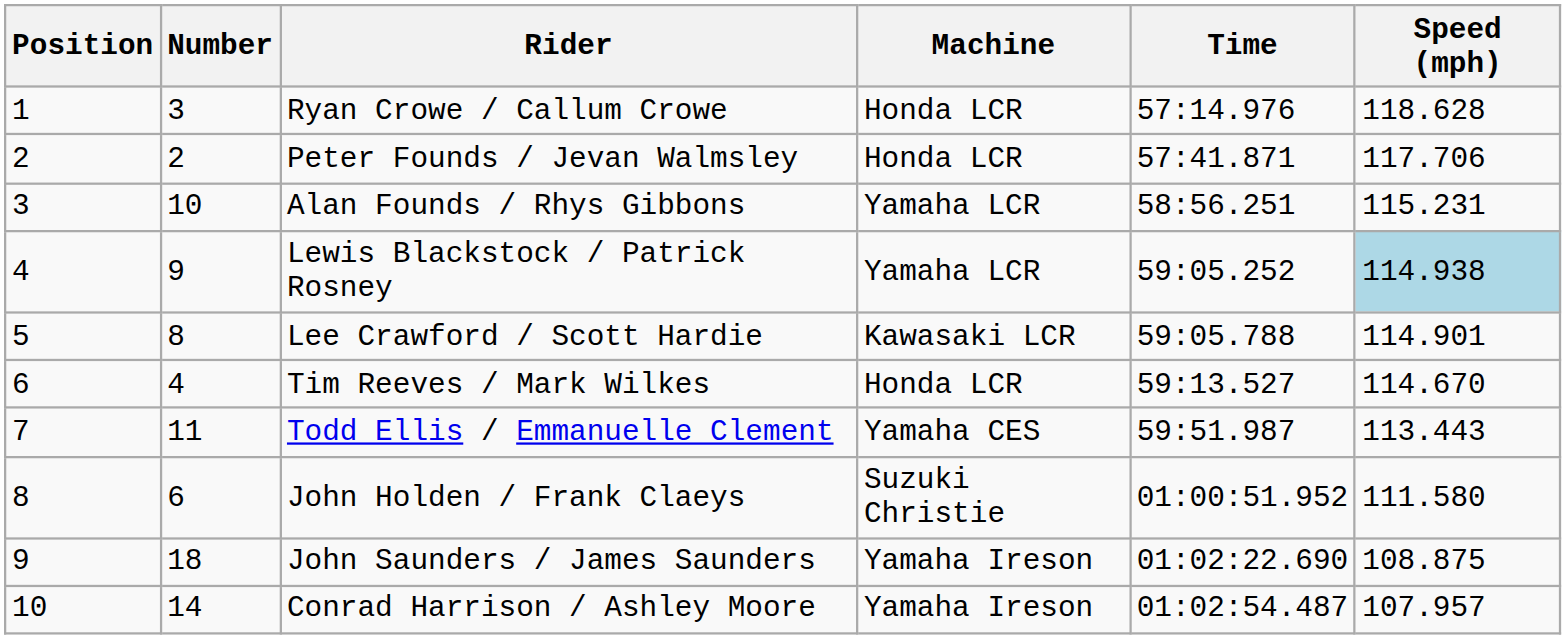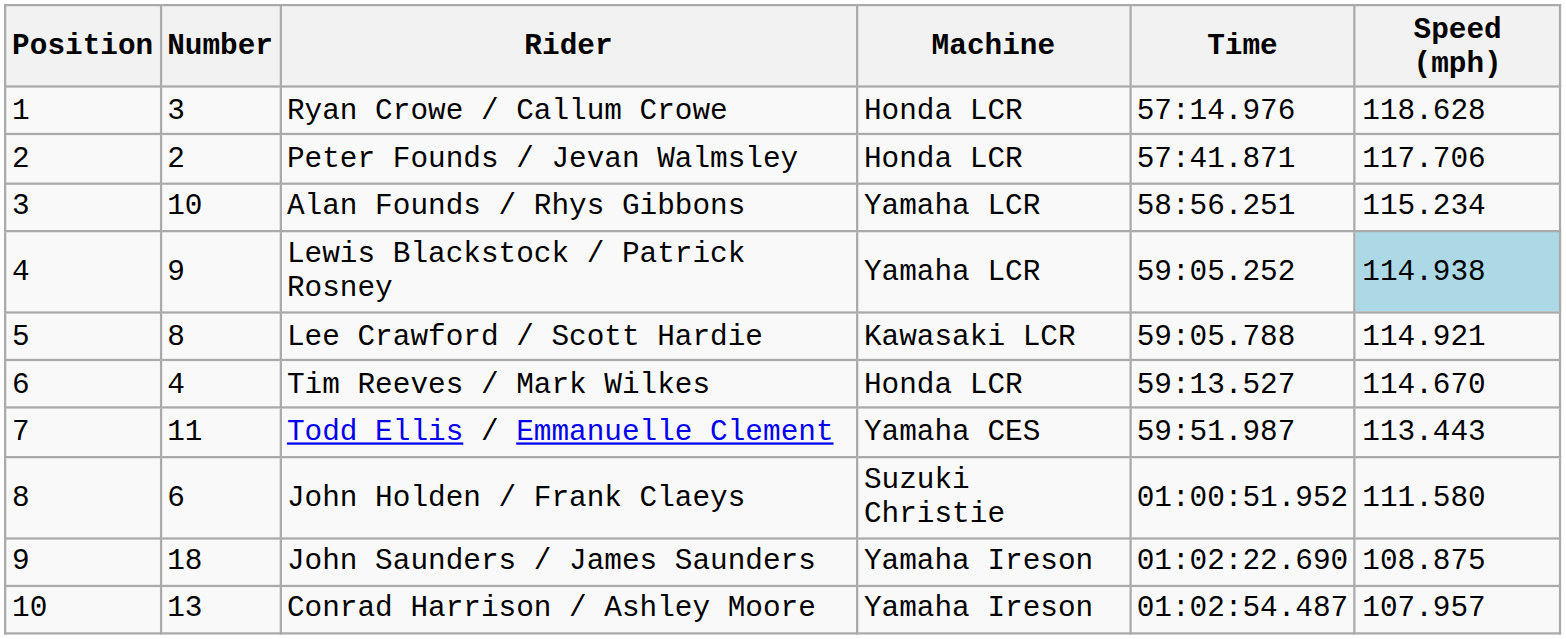(1424, 207) 115.231 -> (1424, 207) 115.234
(1424, 336) 114.901 -> (1424, 336) 114.921
(185, 610) 14 -> (185, 610) 13
